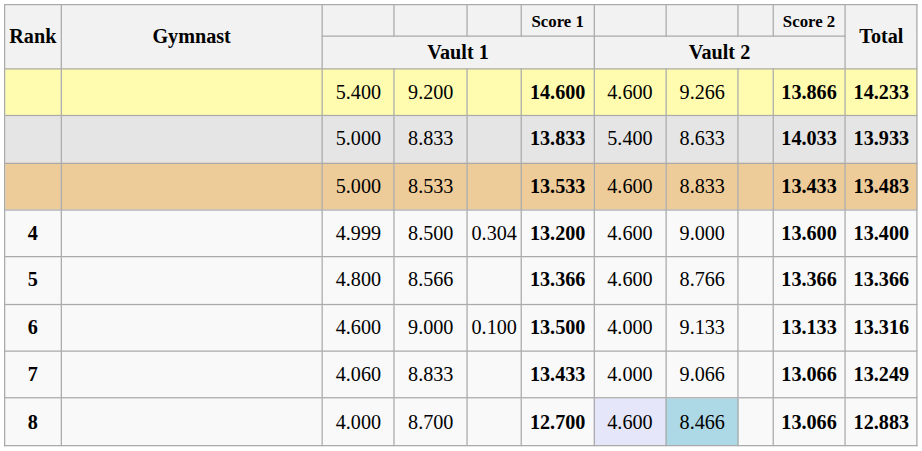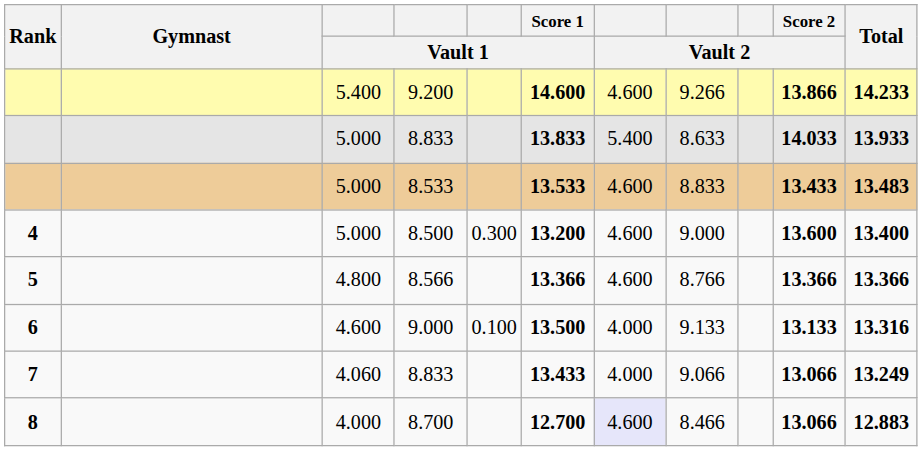(358, 233) 4.999 -> (358, 233) 5.000
(494, 233) 0.304 -> (494, 233) 0.300
(702, 421) lightblue background -> (702, 421) no background
